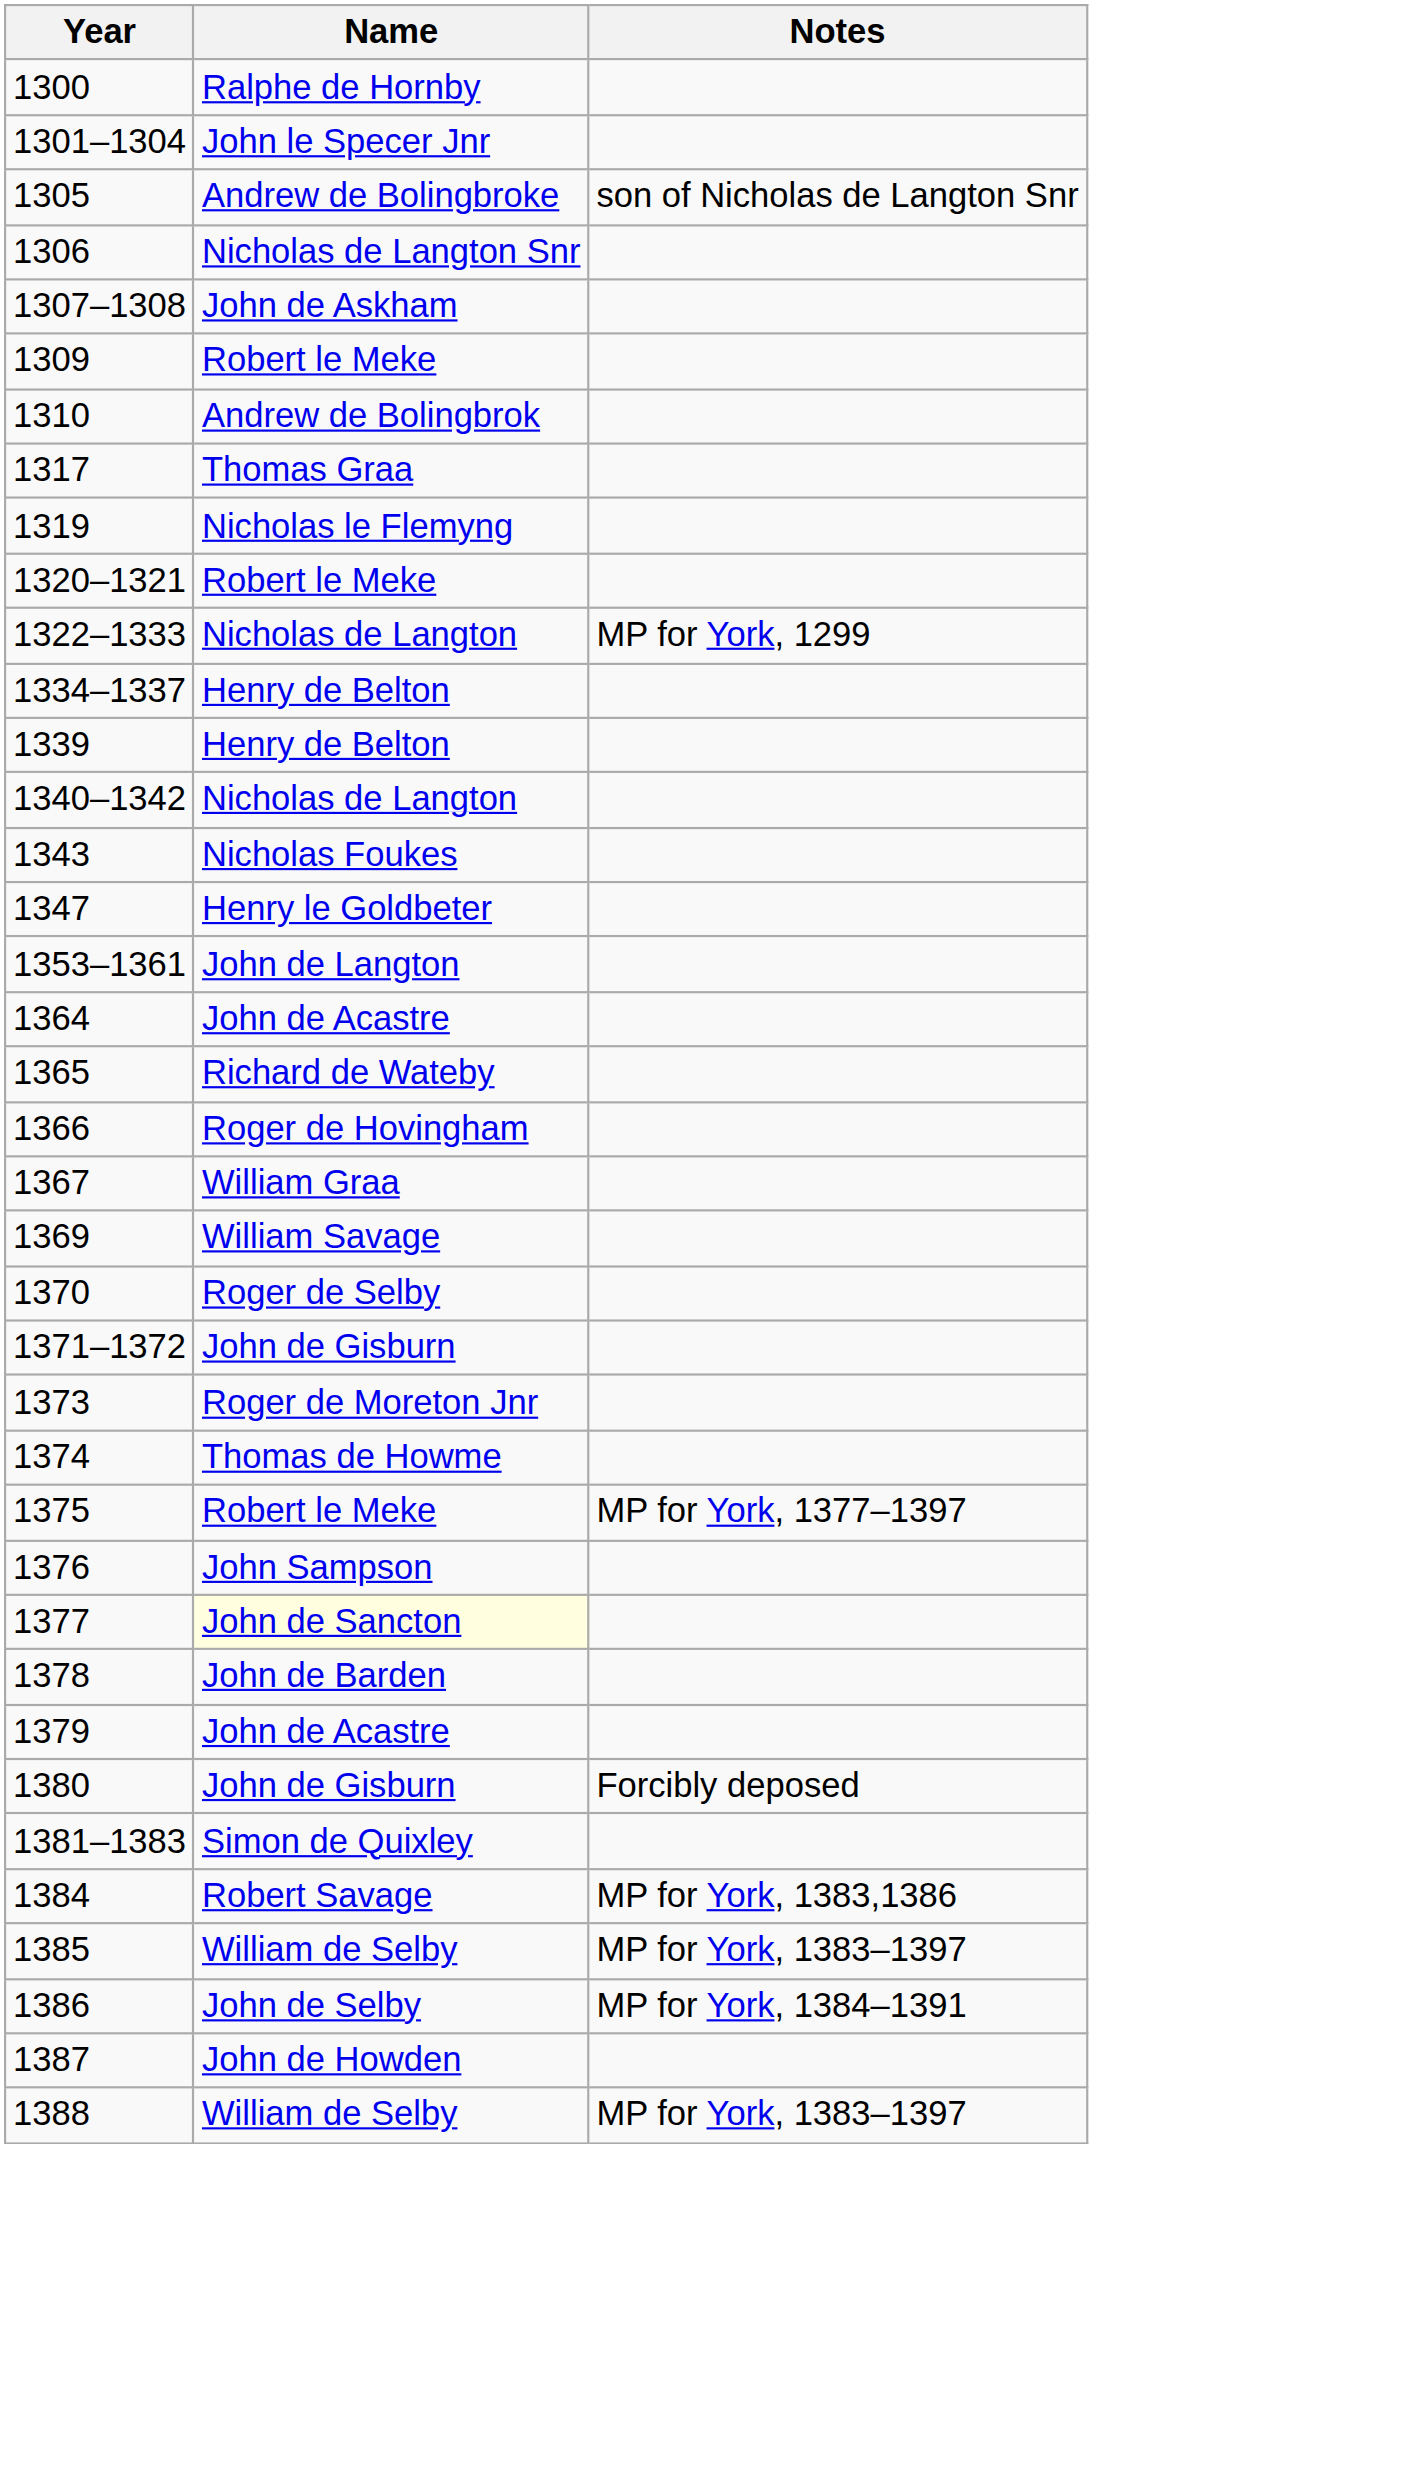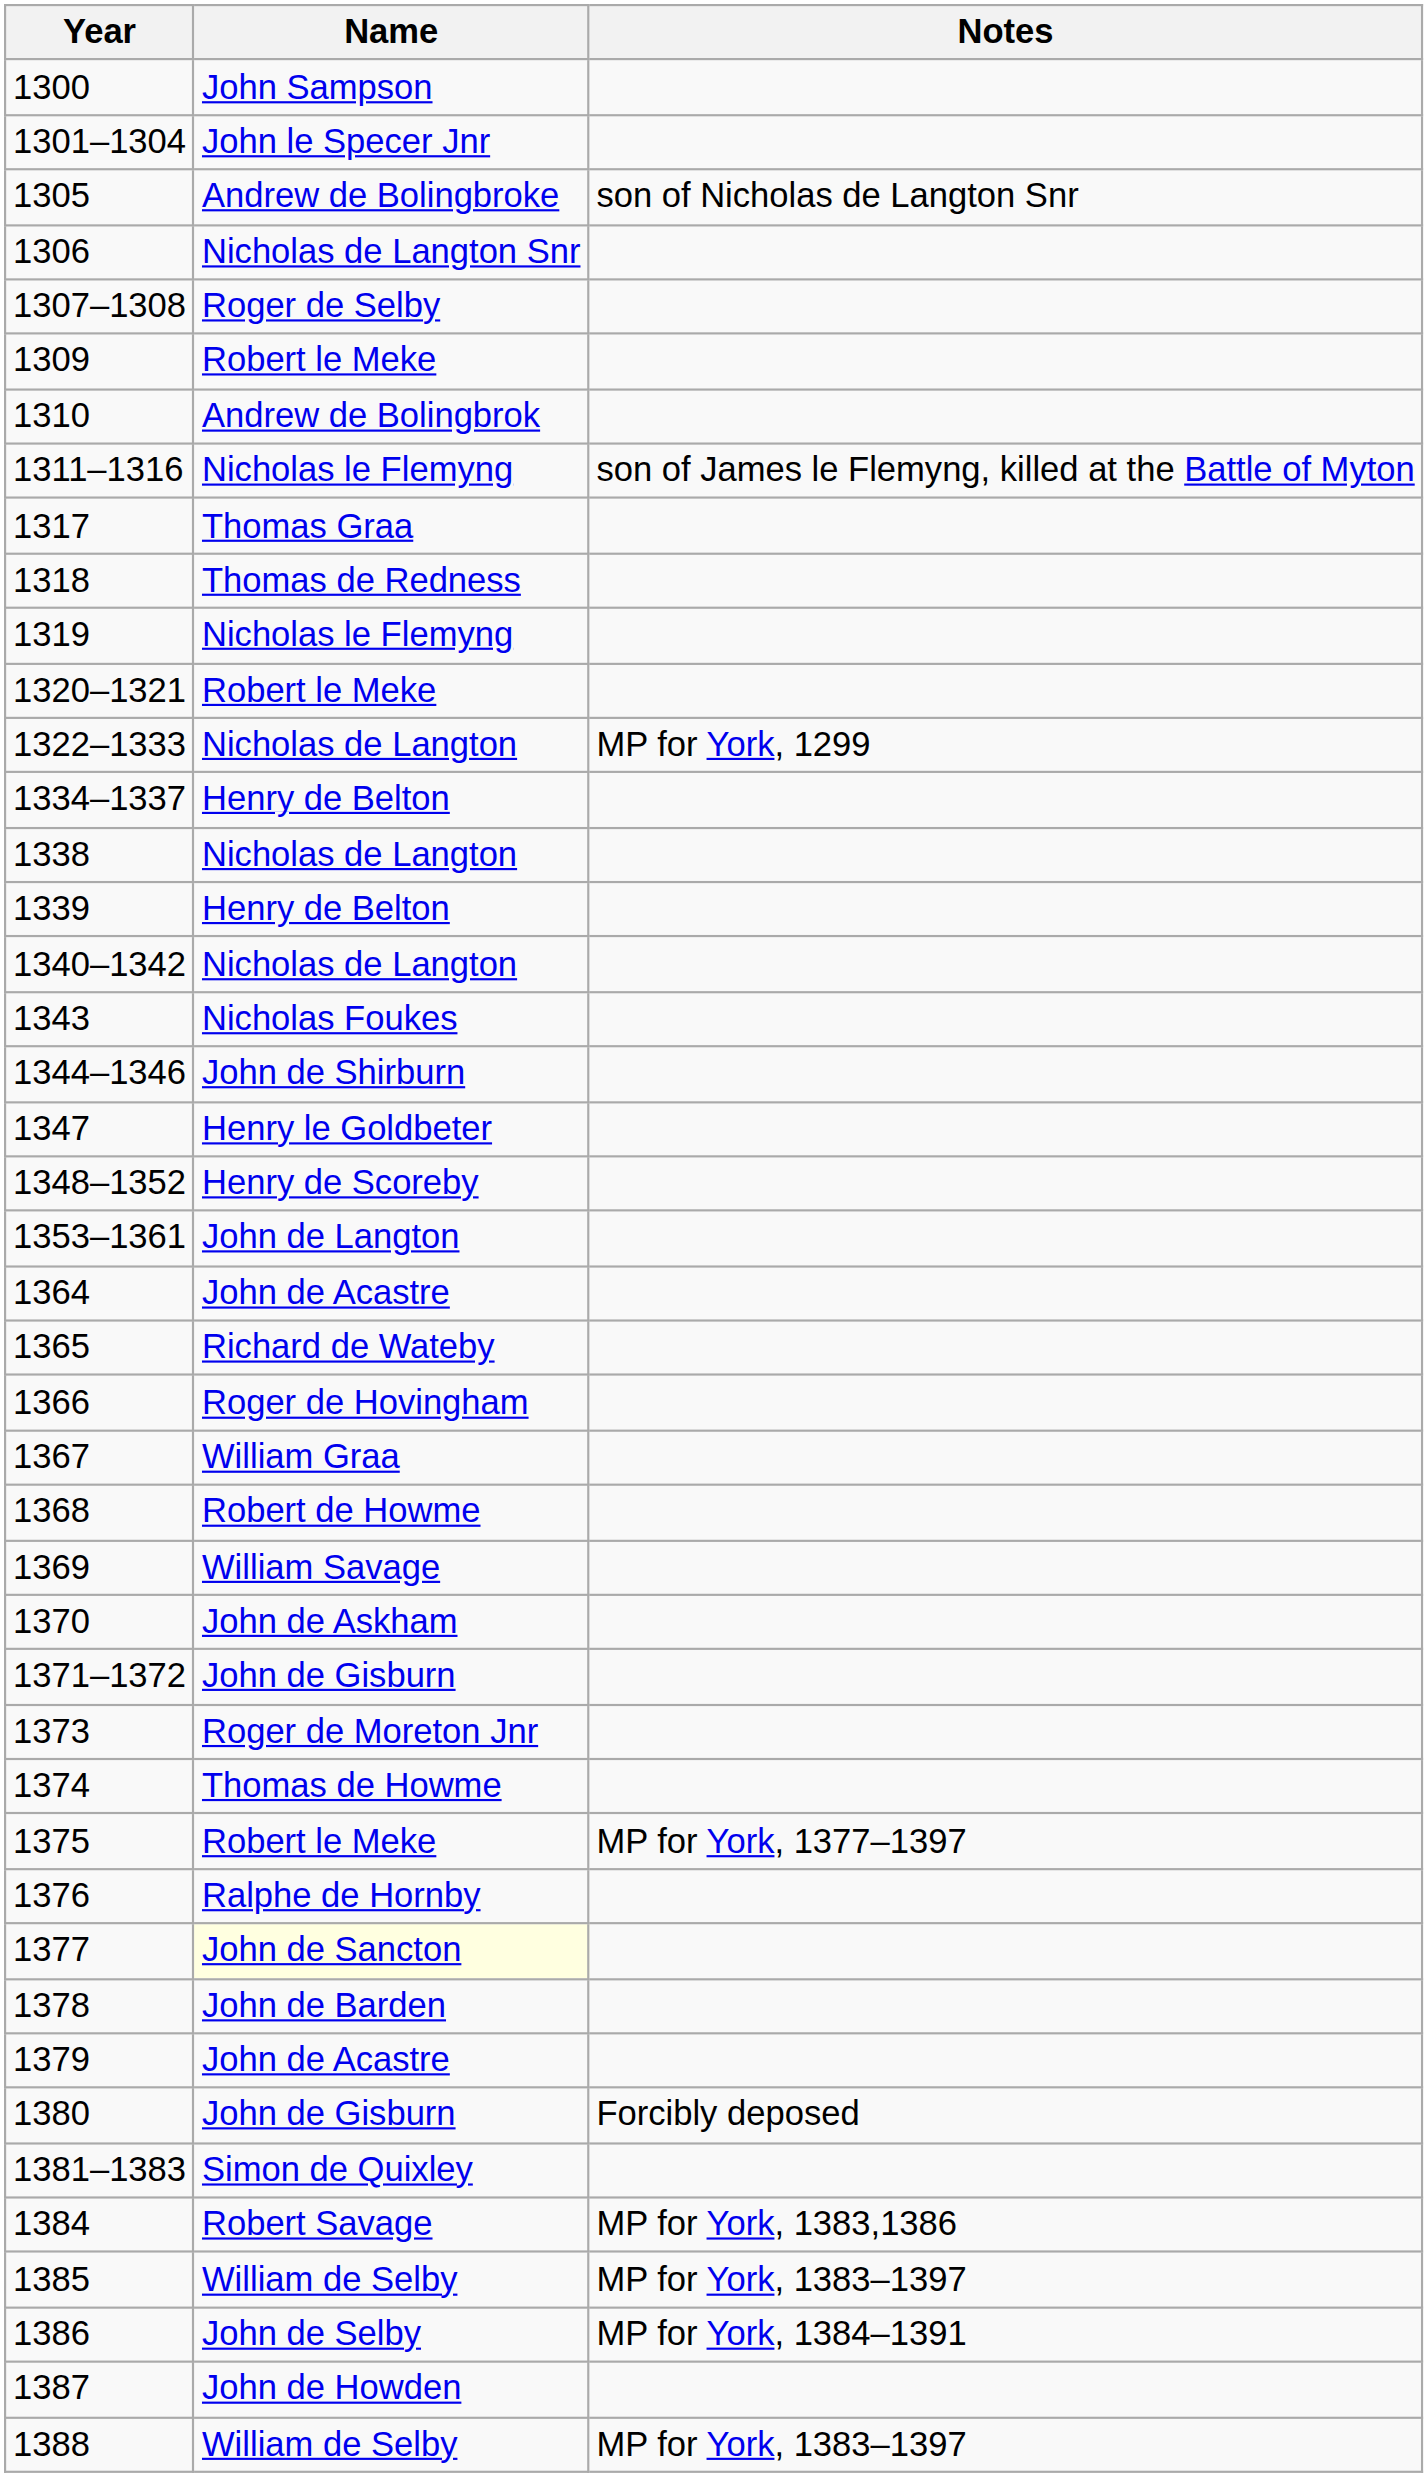(341, 86) Ralphe de Hornby -> (317, 86) John Sampson
(330, 305) John de Askham -> (321, 305) Roger de Selby
+ row: (98, 470)
+ row: (51, 580)
+ row: (51, 854)
+ row: (100, 1073)
+ row: (100, 1182)
+ row: (51, 1511)
(321, 1292) Roger de Selby -> (330, 1621) John de Askham
(317, 1566) John Sampson -> (341, 1895) Ralphe de Hornby
